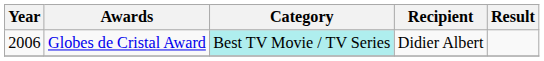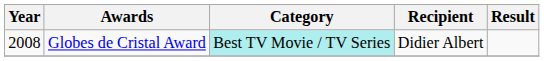(24, 42) 2006 -> (24, 42) 2008
